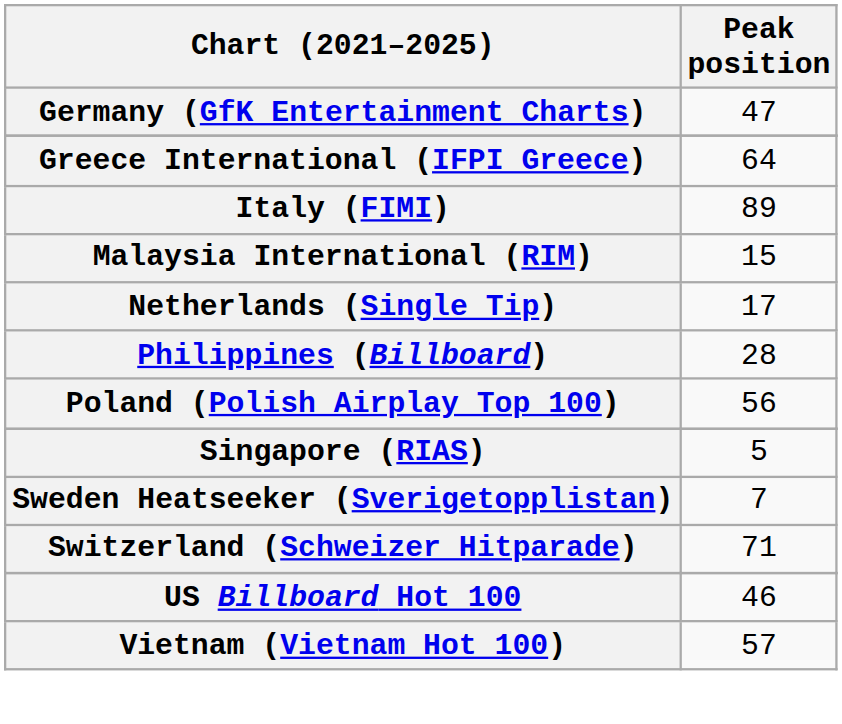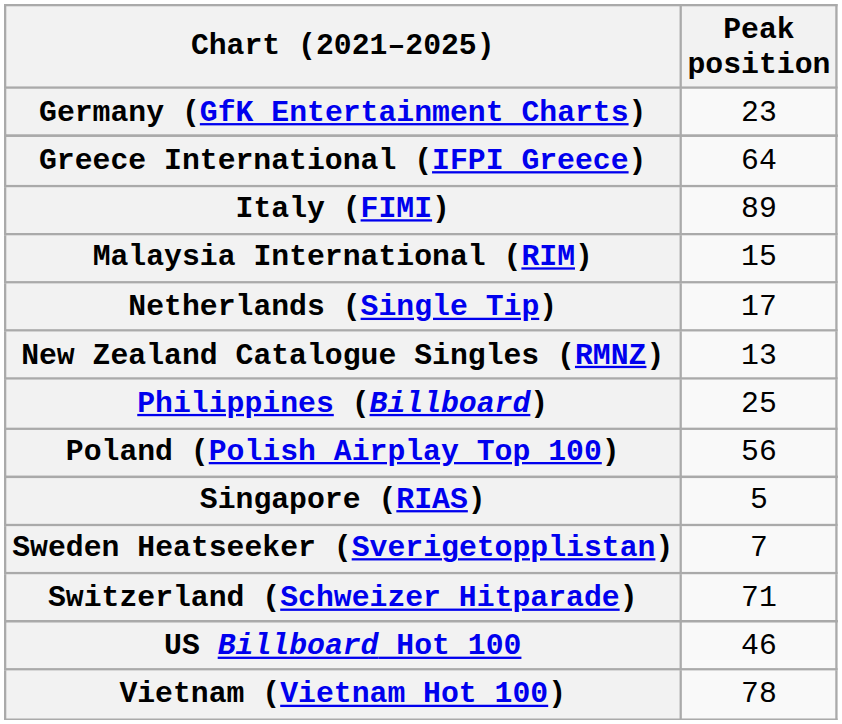(759, 112) 47 -> (759, 112) 23
+ row: (343, 355)
(759, 355) 28 -> (759, 403) 25
(759, 646) 57 -> (759, 695) 78
